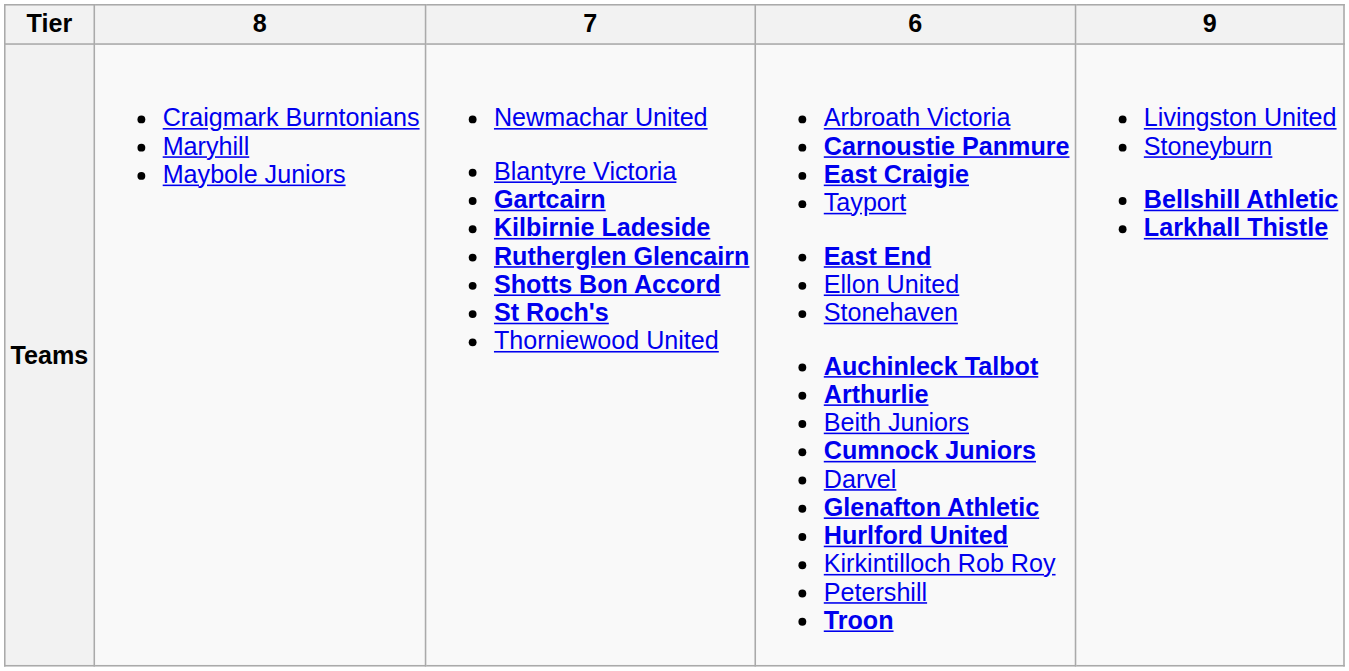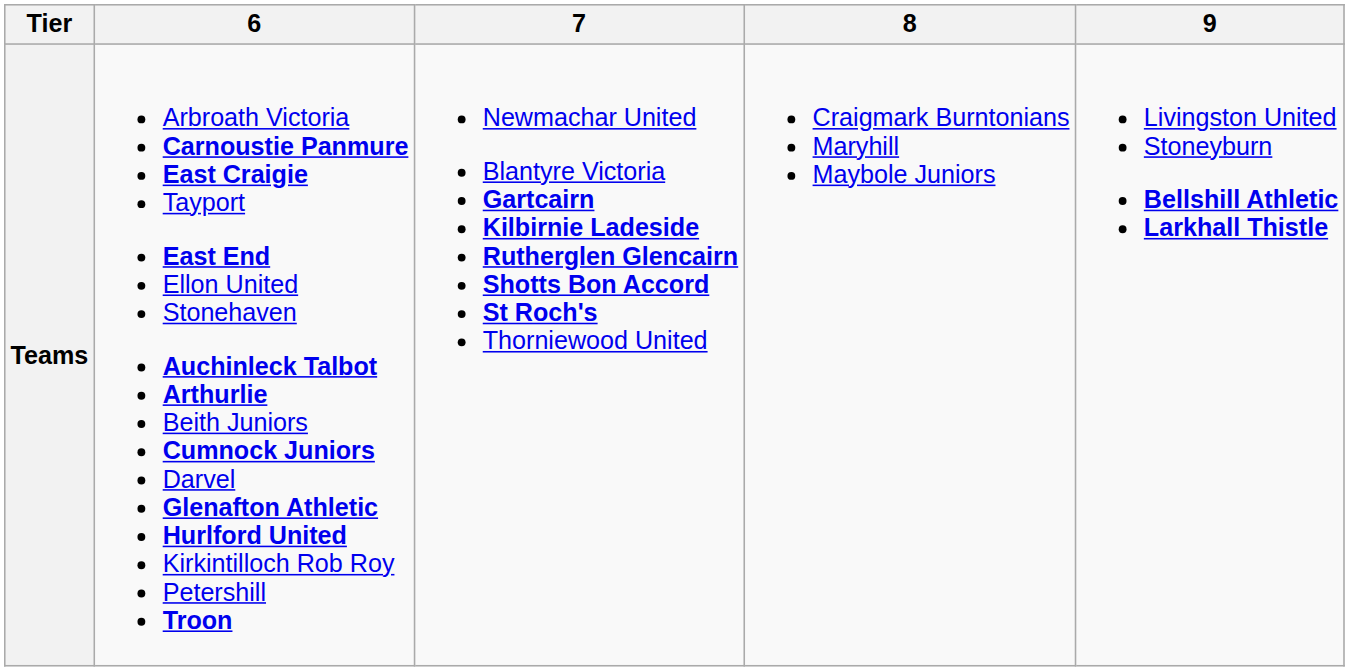columns swapped: (915, 24) <-> (260, 24)
